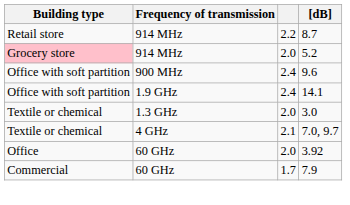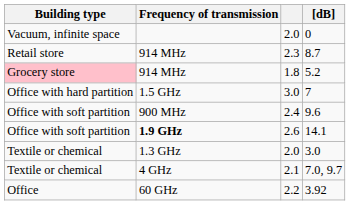+ row: (308, 33)
(288, 33) 2.2 -> (292, 53) 2.3
(288, 53) 2.0 -> (292, 72) 1.8
+ row: (308, 92)
(156, 92) normal -> (160, 131) bold
(288, 92) 2.4 -> (292, 131) 2.6
(288, 151) 2.0 -> (292, 190) 2.2
- row: (309, 170)
